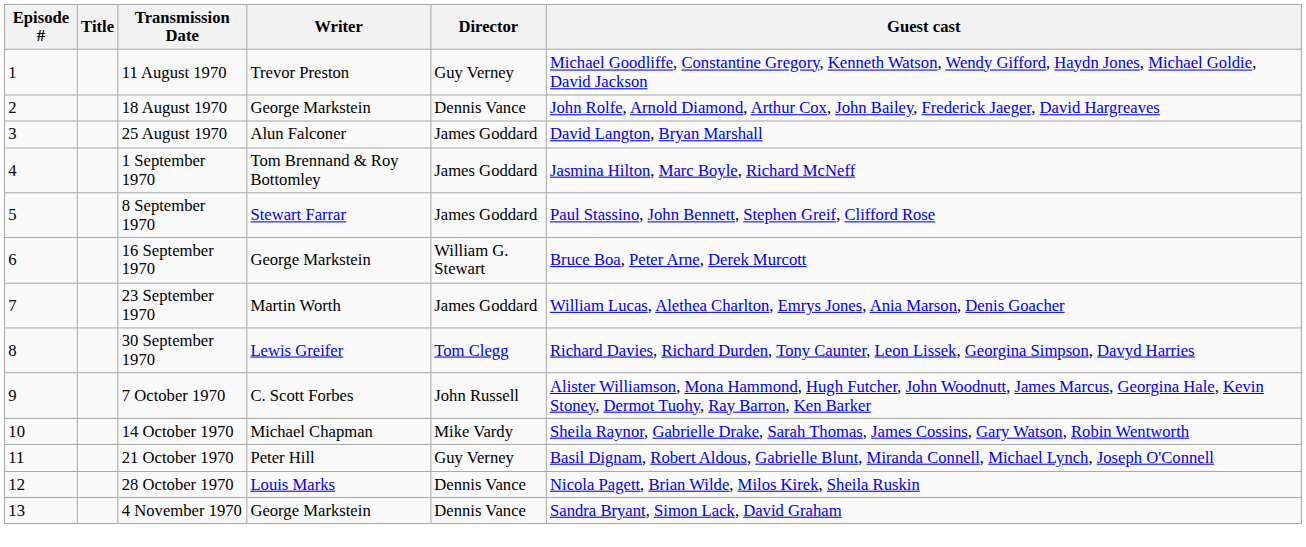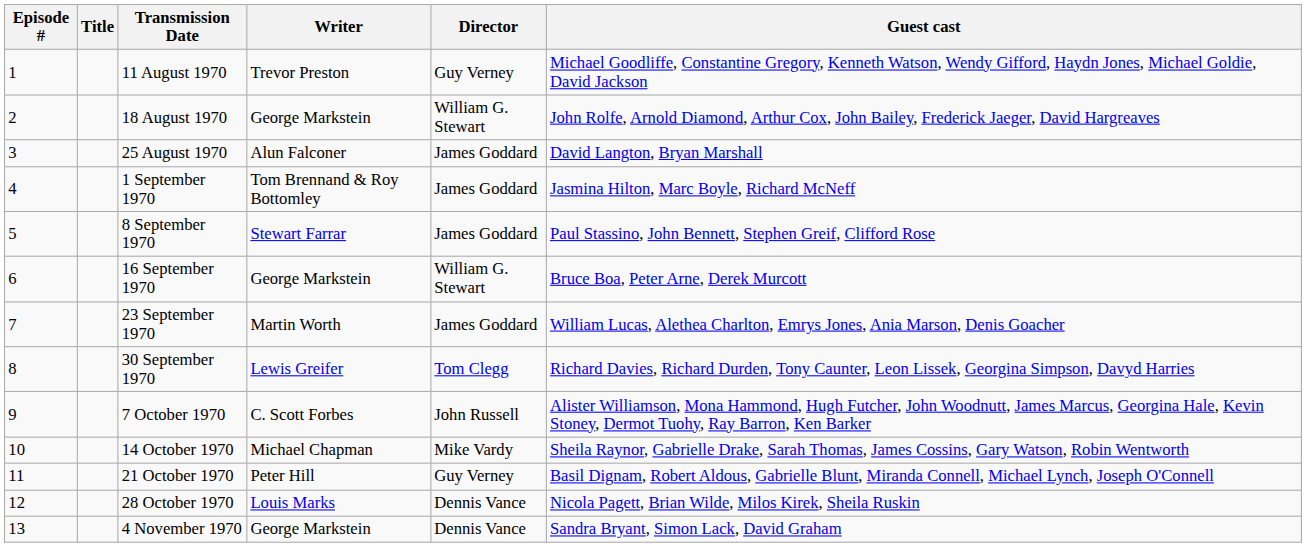(480, 107) Dennis Vance -> (471, 117) William G. Stewart
